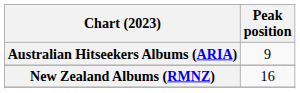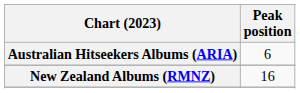(268, 53) 9 -> (268, 53) 6
